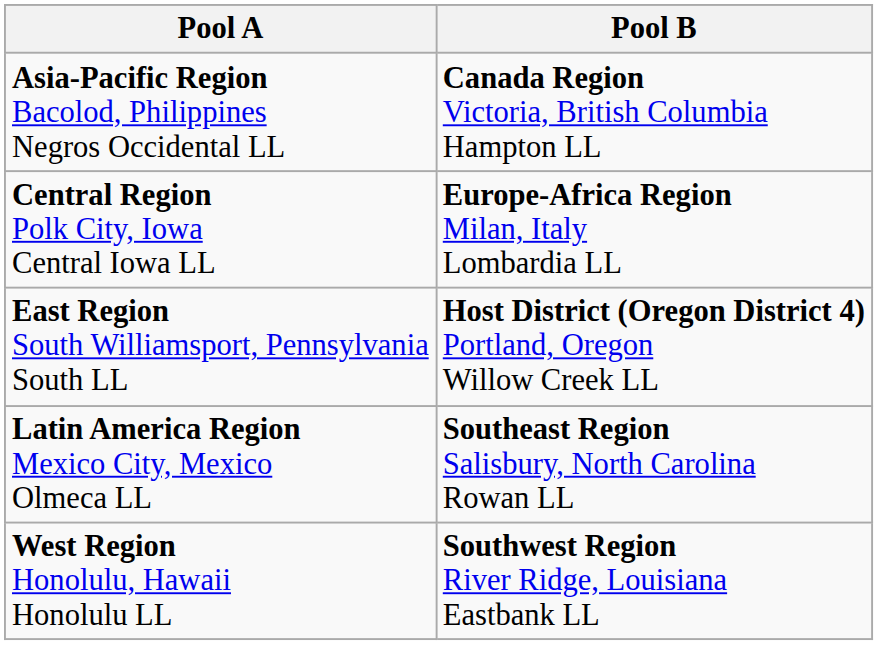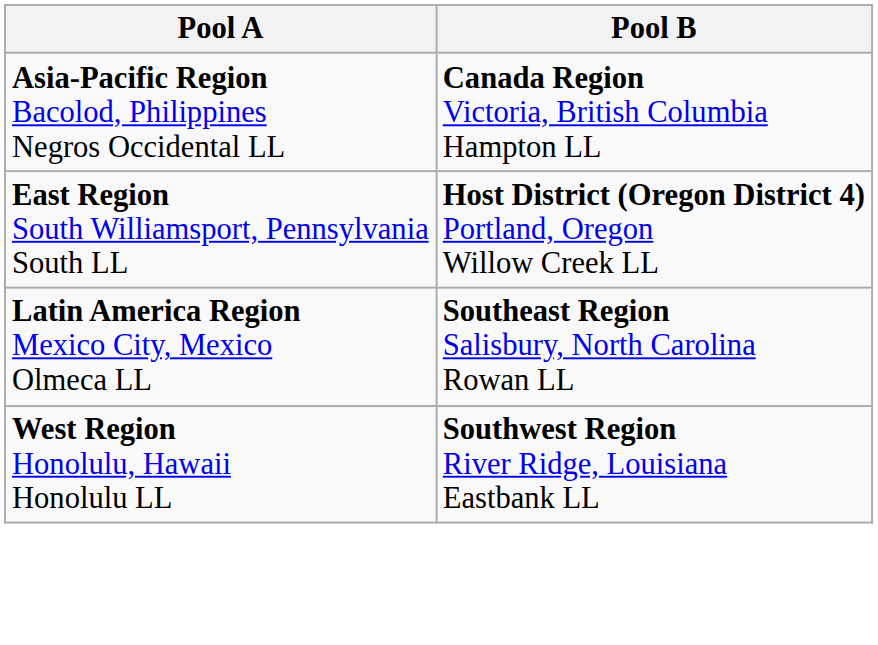- row: (114, 228)
